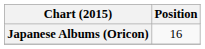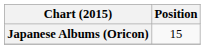(176, 34) 16 -> (176, 34) 15
